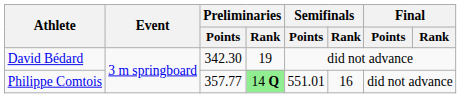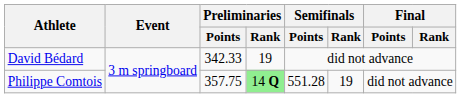(223, 59) 342.30 -> (223, 59) 342.33
(223, 81) 357.77 -> (223, 81) 357.75
(306, 81) 551.01 -> (306, 81) 551.28
(346, 81) 16 -> (346, 81) 19
